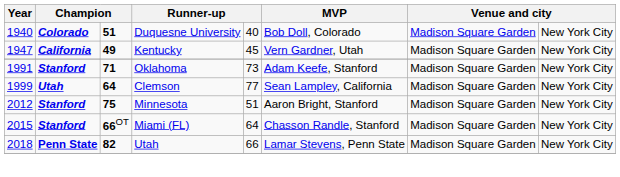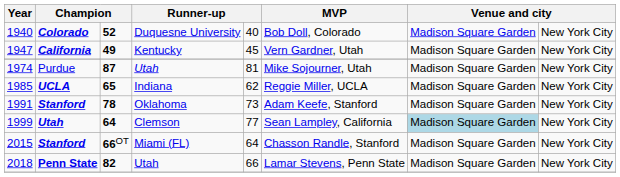(109, 31) 51 -> (109, 31) 52
+ row: (20, 68)
+ row: (20, 86)
(109, 68) 71 -> (109, 104) 78
(473, 86) no background -> (473, 123) lightblue background
- row: (20, 104)
